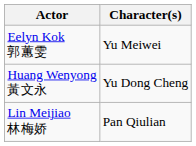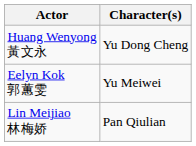rows swapped: (36, 43) <-> (52, 82)
